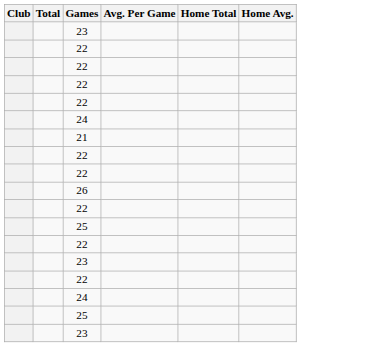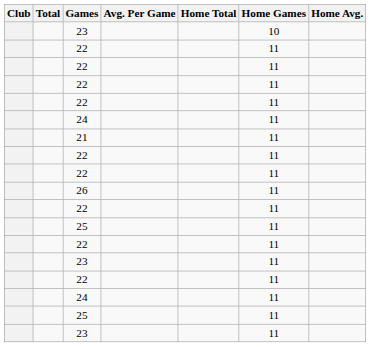+ column: (274, 13)
